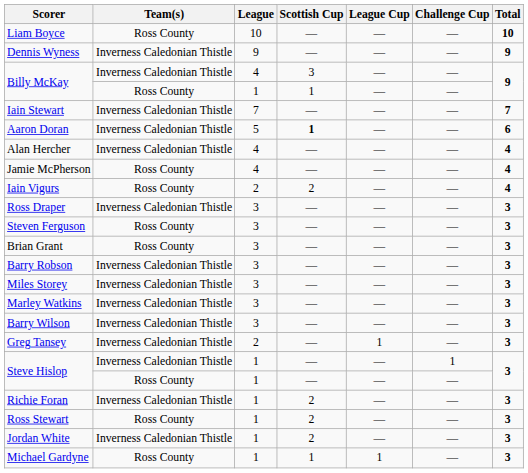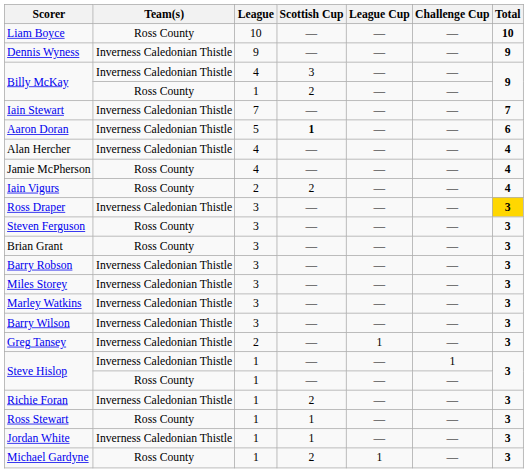(311, 91) 1 -> (311, 91) 2
(508, 207) no background -> (508, 207) gold background
(311, 419) 2 -> (311, 419) 1
(311, 438) 2 -> (311, 438) 1
(311, 458) 1 -> (311, 458) 2
